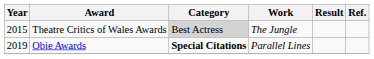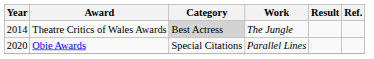(17, 29) 2015 -> (17, 29) 2014
(17, 45) 2019 -> (17, 45) 2020
(209, 45) bold -> (207, 45) normal
